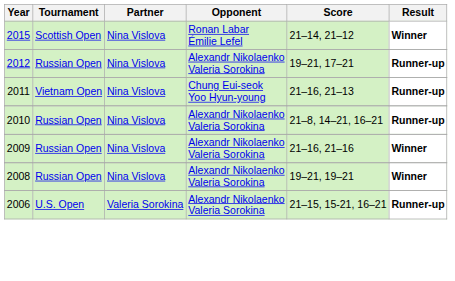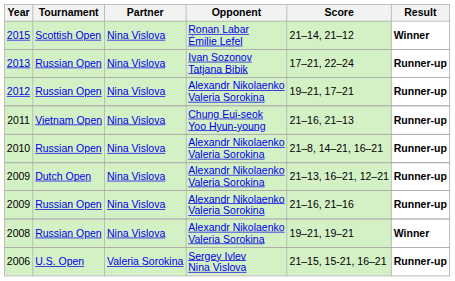+ row: (19, 64)
+ row: (19, 177)
(409, 149) Winner -> (420, 205) Runner-up
(236, 205) Alexandr Nikolaenko Valeria Sorokina -> (217, 262) Sergey Ivlev Nina Vislova
